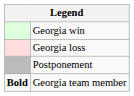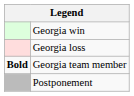rows swapped: (63, 65) <-> (80, 82)
